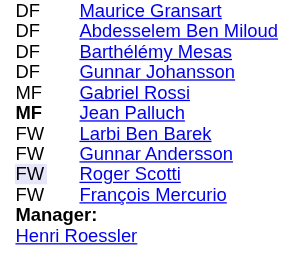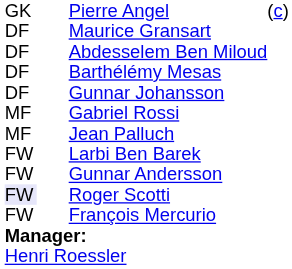+ row: (119, 10)
(29, 113) bold -> (18, 133) normal
